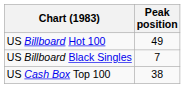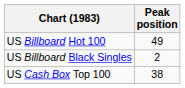(157, 58) 7 -> (157, 58) 2
